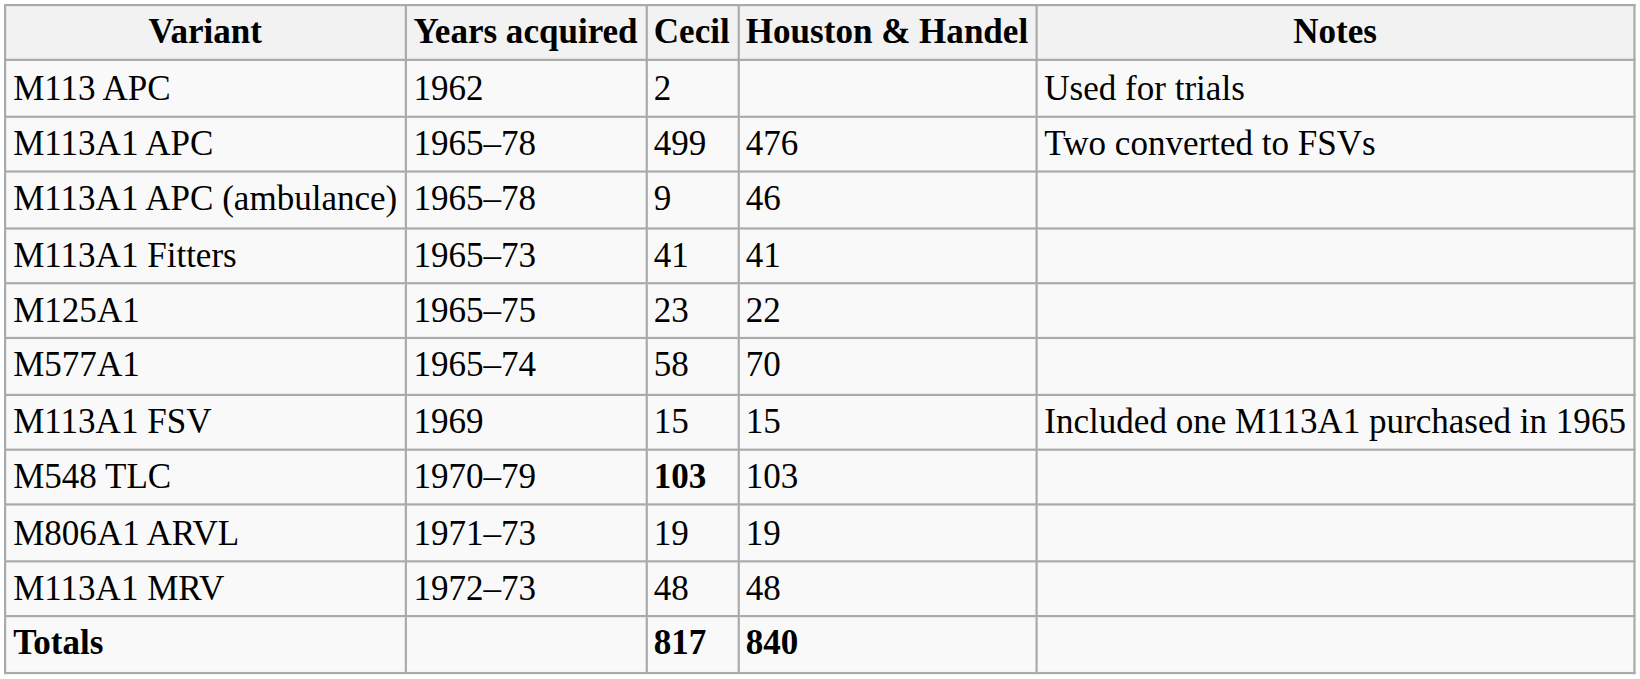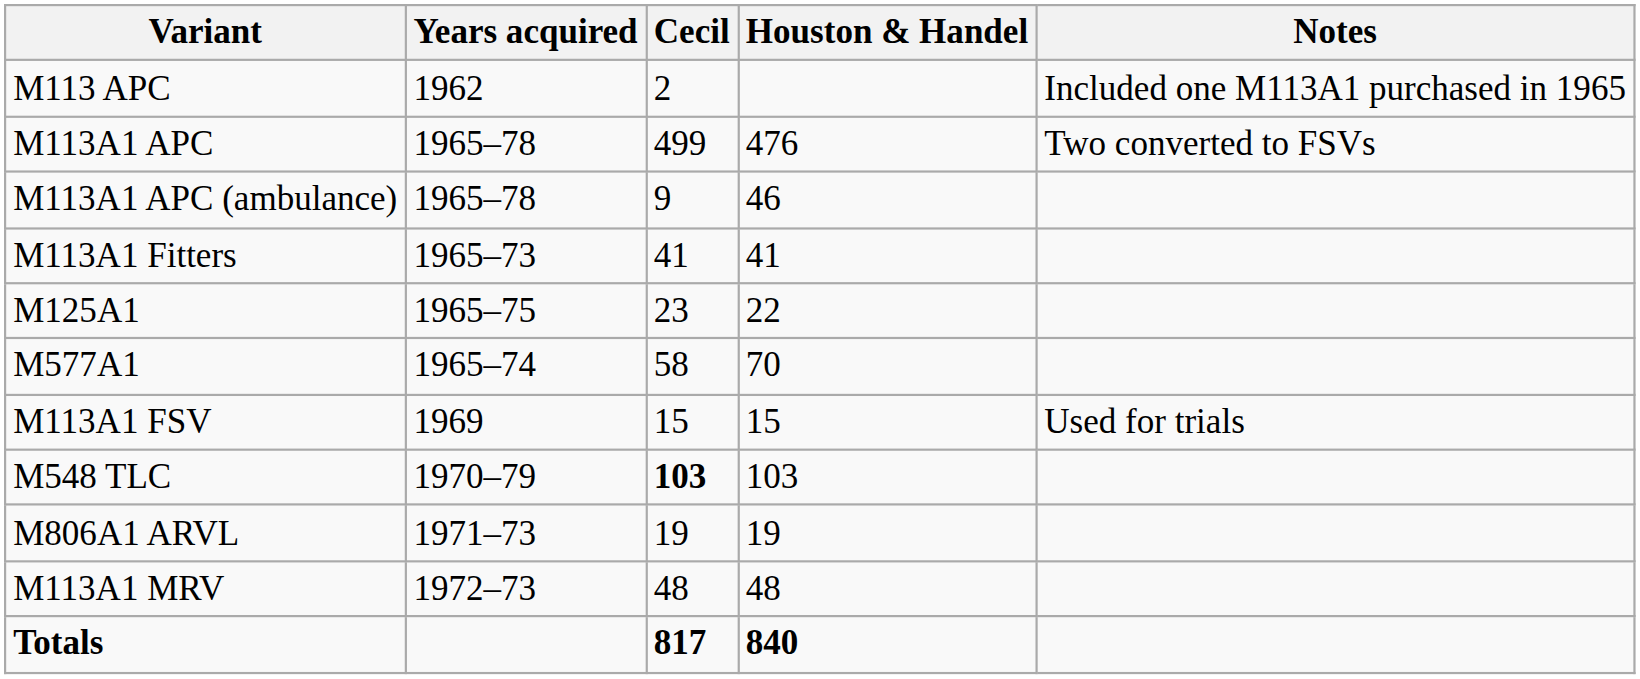(1145, 87) Used for trials -> (1335, 87) Included one M113A1 purchased in 1965
(1335, 421) Included one M113A1 purchased in 1965 -> (1145, 421) Used for trials
